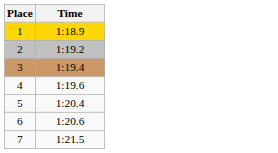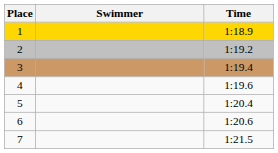+ column: (120, 13)
